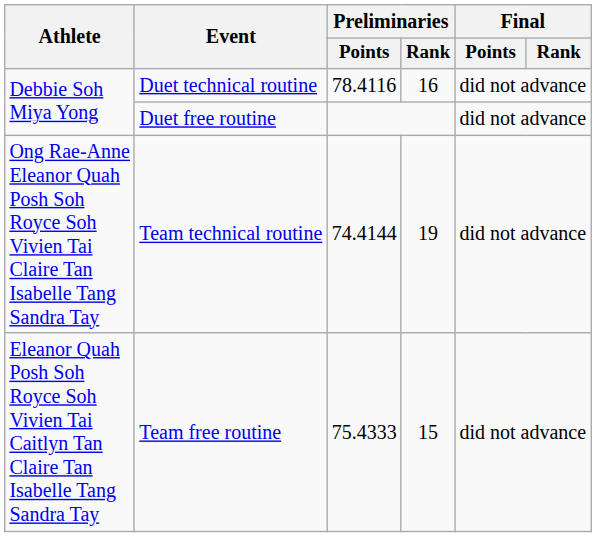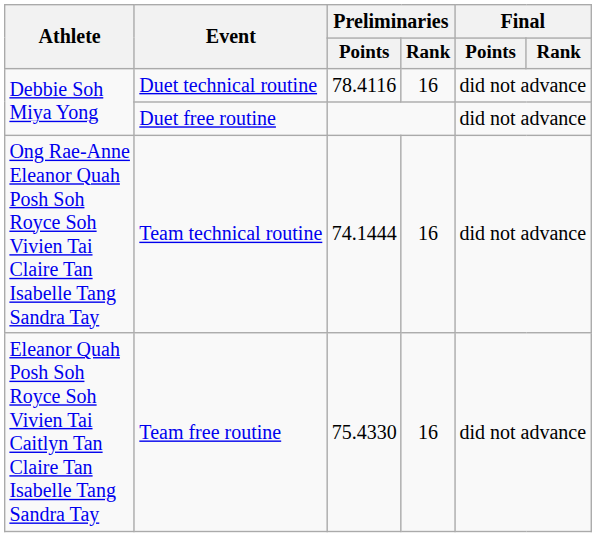(364, 234) 74.4144 -> (364, 234) 74.1444
(428, 234) 19 -> (428, 234) 16
(364, 432) 75.4333 -> (364, 432) 75.4330
(428, 432) 15 -> (428, 432) 16
